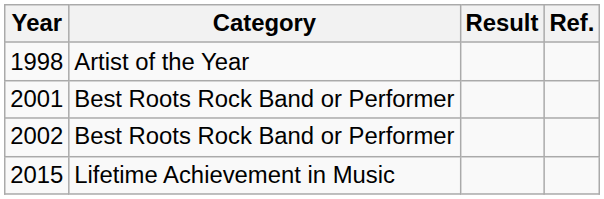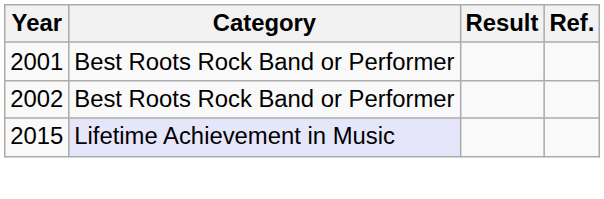- row: (37, 61)
(235, 174) no background -> (235, 136) lavender background
